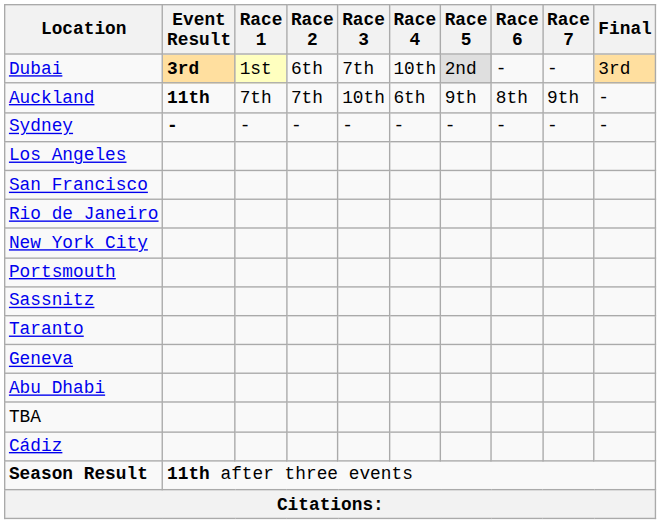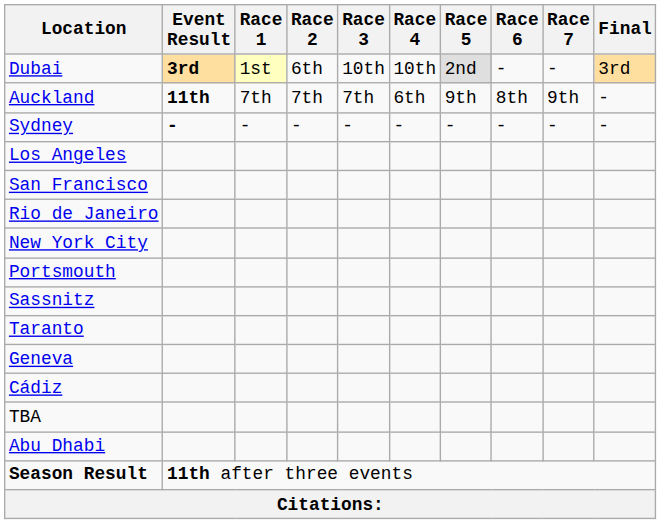(358, 69) 7th -> (364, 69) 10th
(364, 98) 10th -> (358, 98) 7th
rows swapped: (36, 446) <-> (57, 388)
